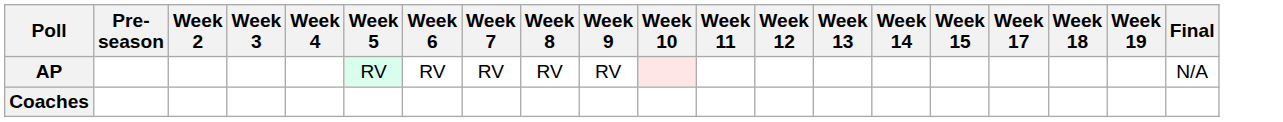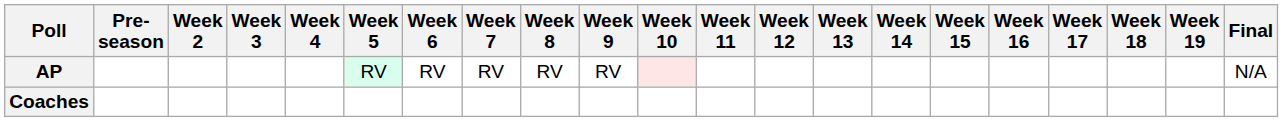+ column: (1019, 31)
